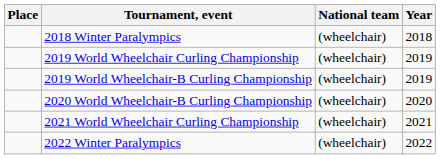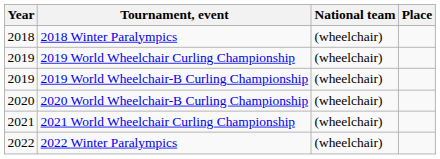columns swapped: (419, 15) <-> (23, 15)
